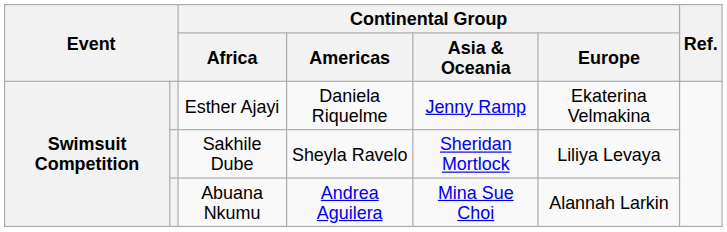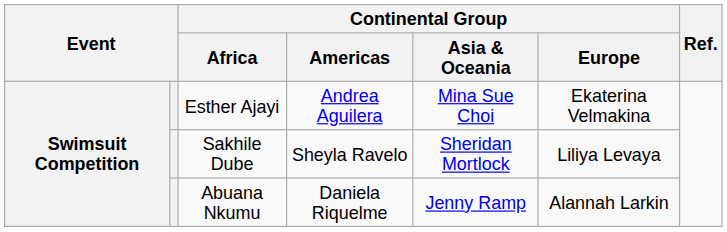(350, 106) Daniela Riquelme -> (350, 106) Andrea Aguilera
(476, 106) Jenny Ramp -> (476, 106) Mina Sue Choi
(350, 203) Andrea Aguilera -> (350, 203) Daniela Riquelme
(476, 203) Mina Sue Choi -> (476, 203) Jenny Ramp
